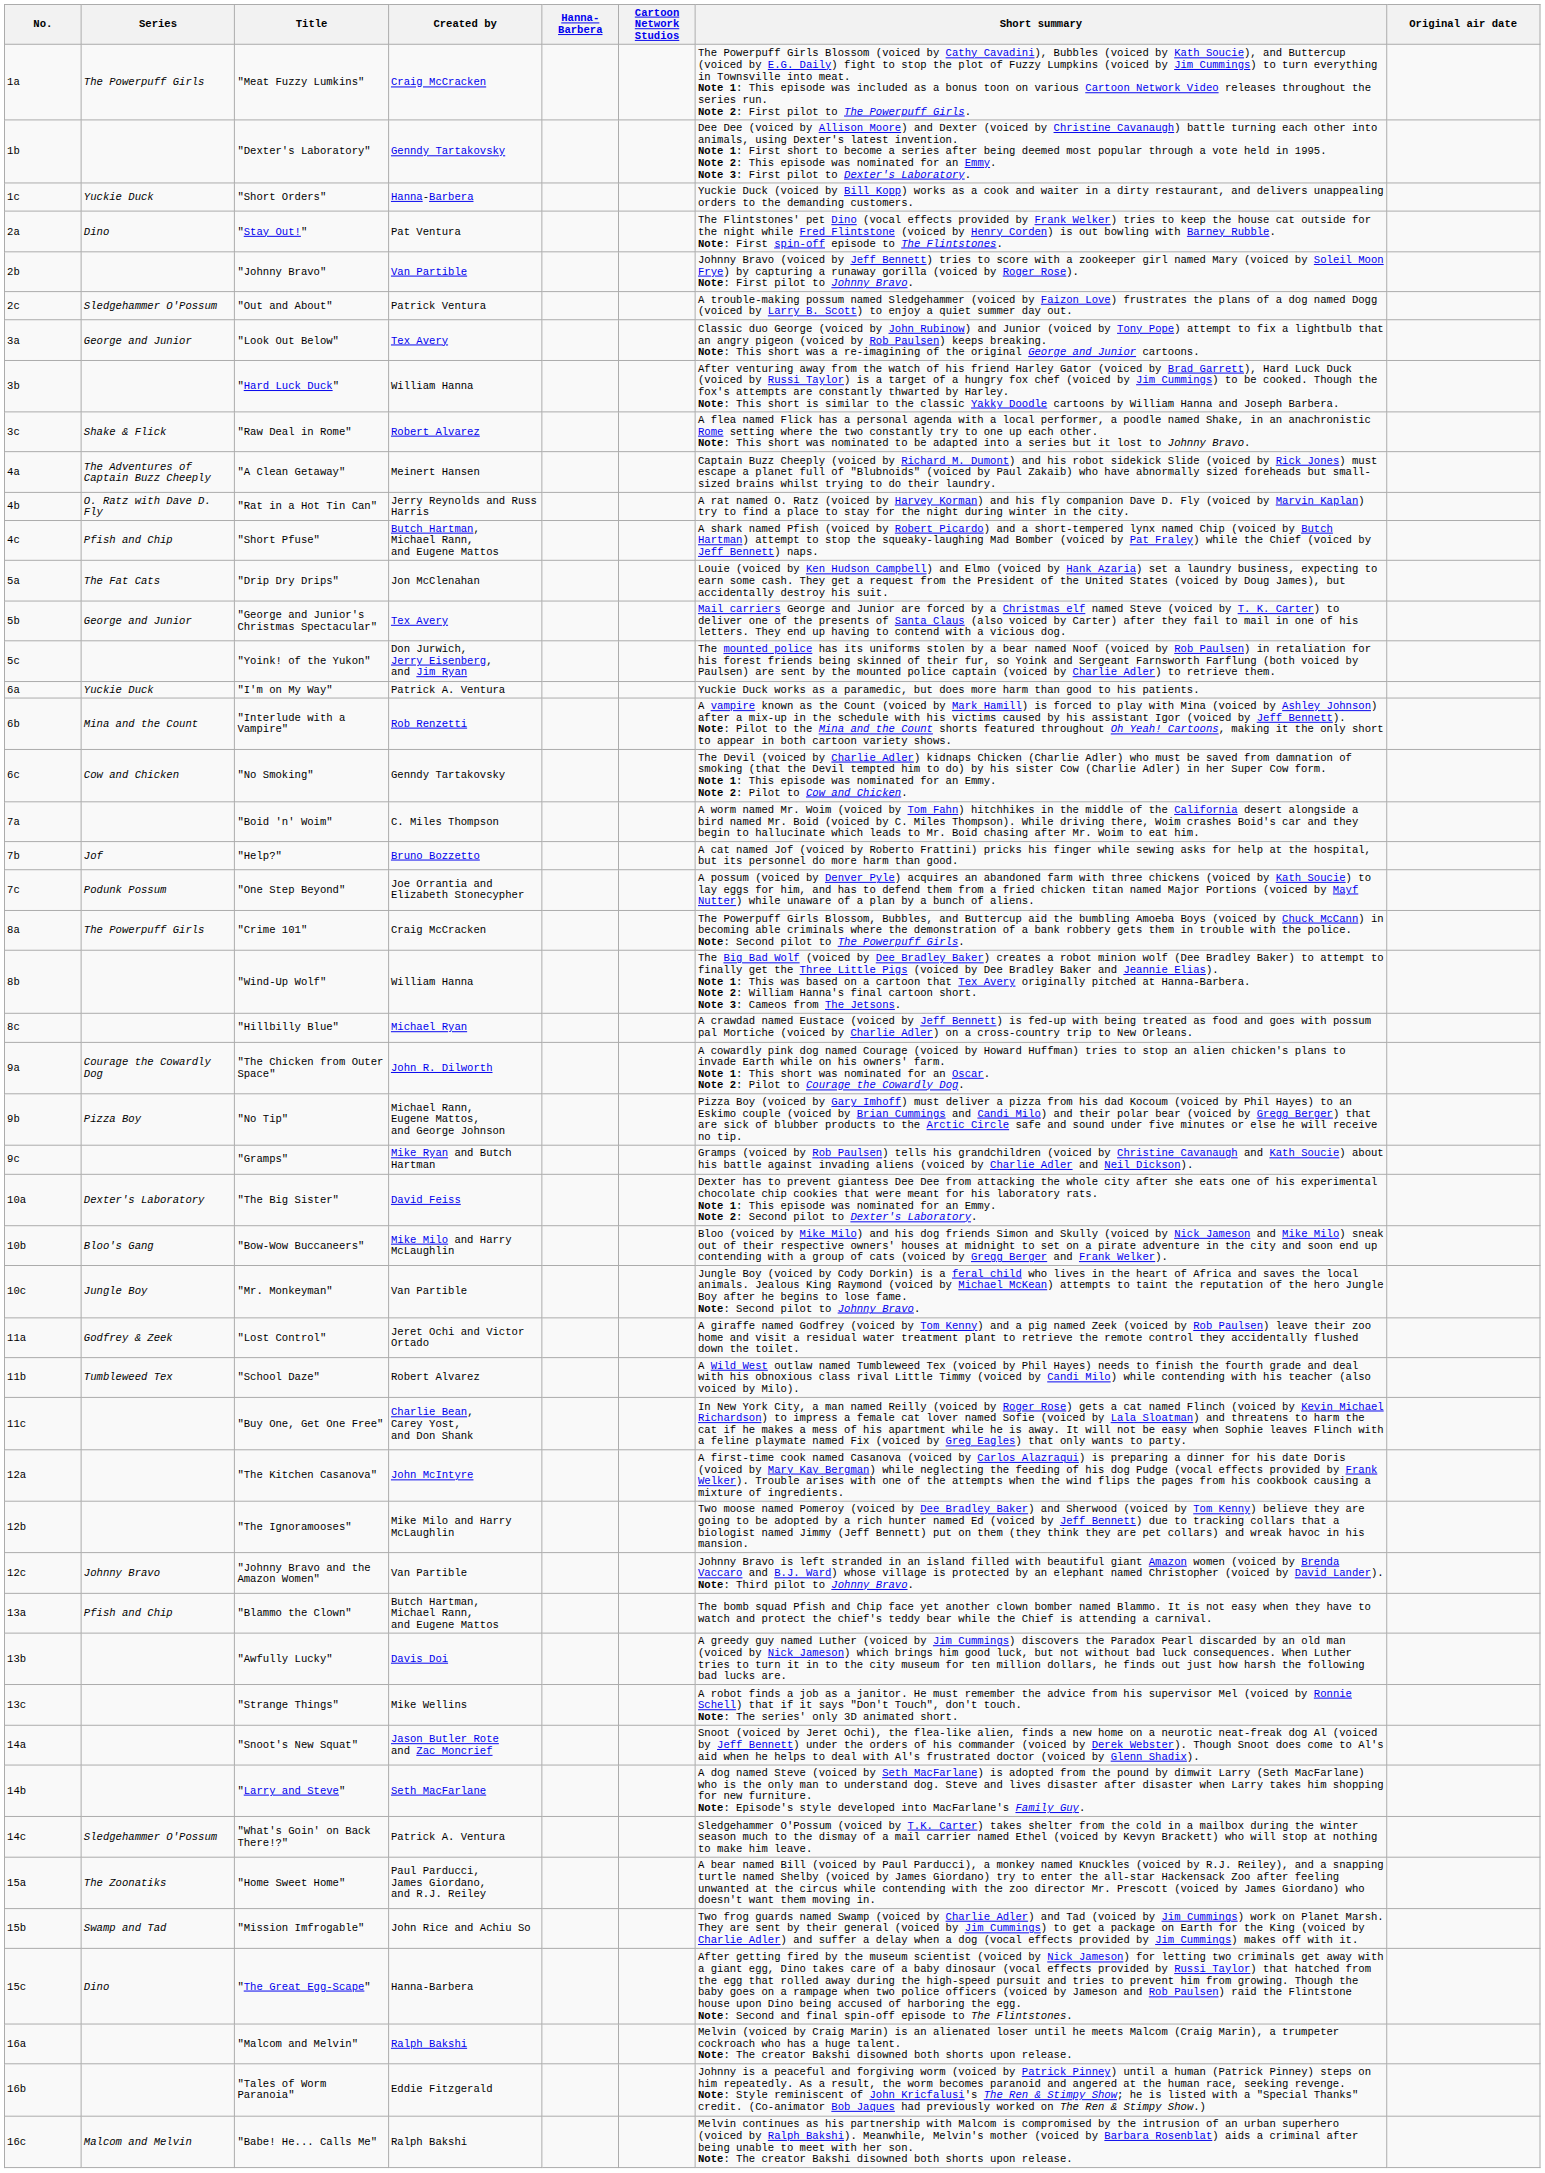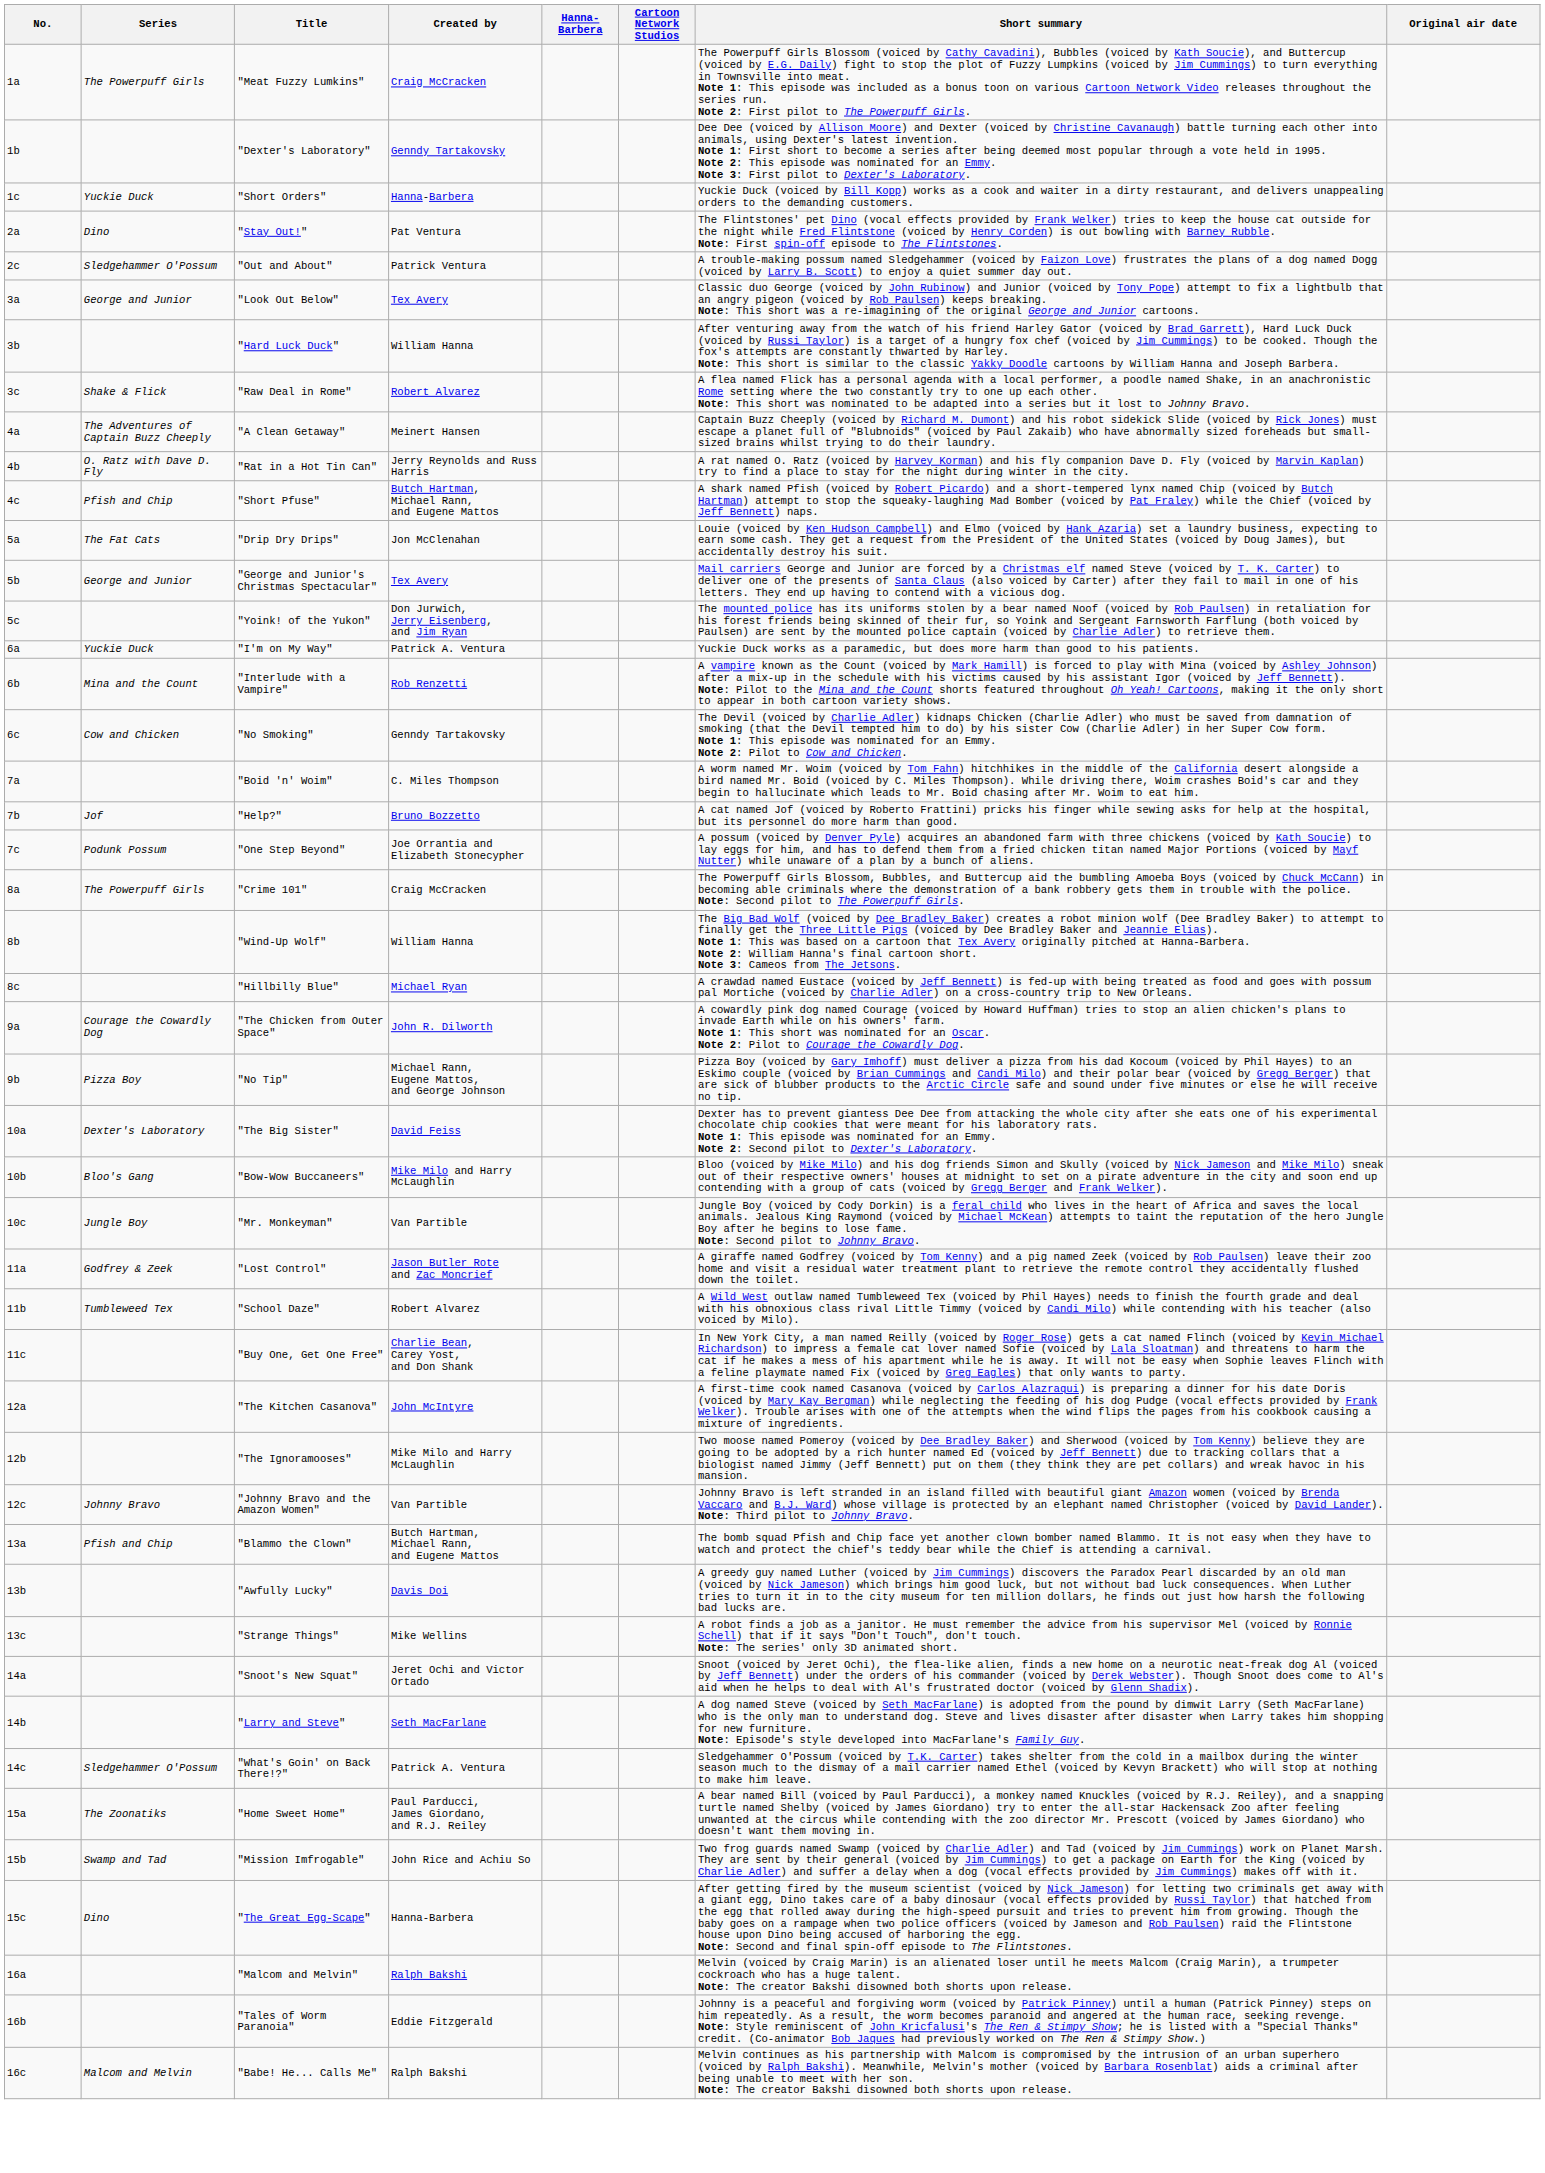- row: (282, 272)
- row: (263, 1160)
(458, 1337) Jeret Ochi and Victor Ortado -> (445, 1269) Jason Butler Rote and Zac Moncrief
(445, 1745) Jason Butler Rote and Zac Moncrief -> (458, 1676) Jeret Ochi and Victor Ortado
